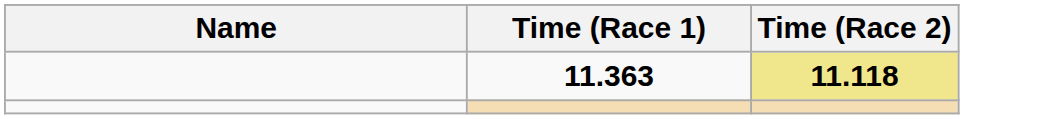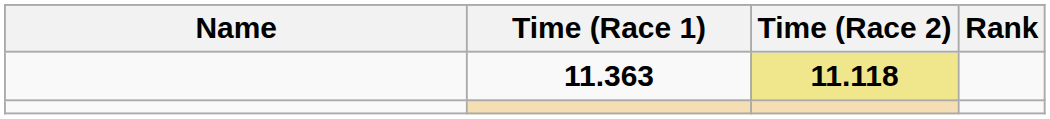+ column: (1002, 28)
